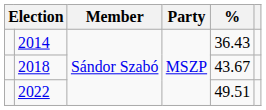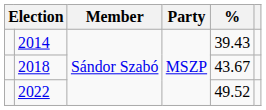(232, 42) 36.43 -> (232, 42) 39.43
(232, 92) 49.51 -> (232, 92) 49.52
